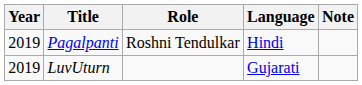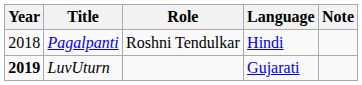(24, 42) 2019 -> (24, 42) 2018
(24, 67) normal -> (24, 67) bold
